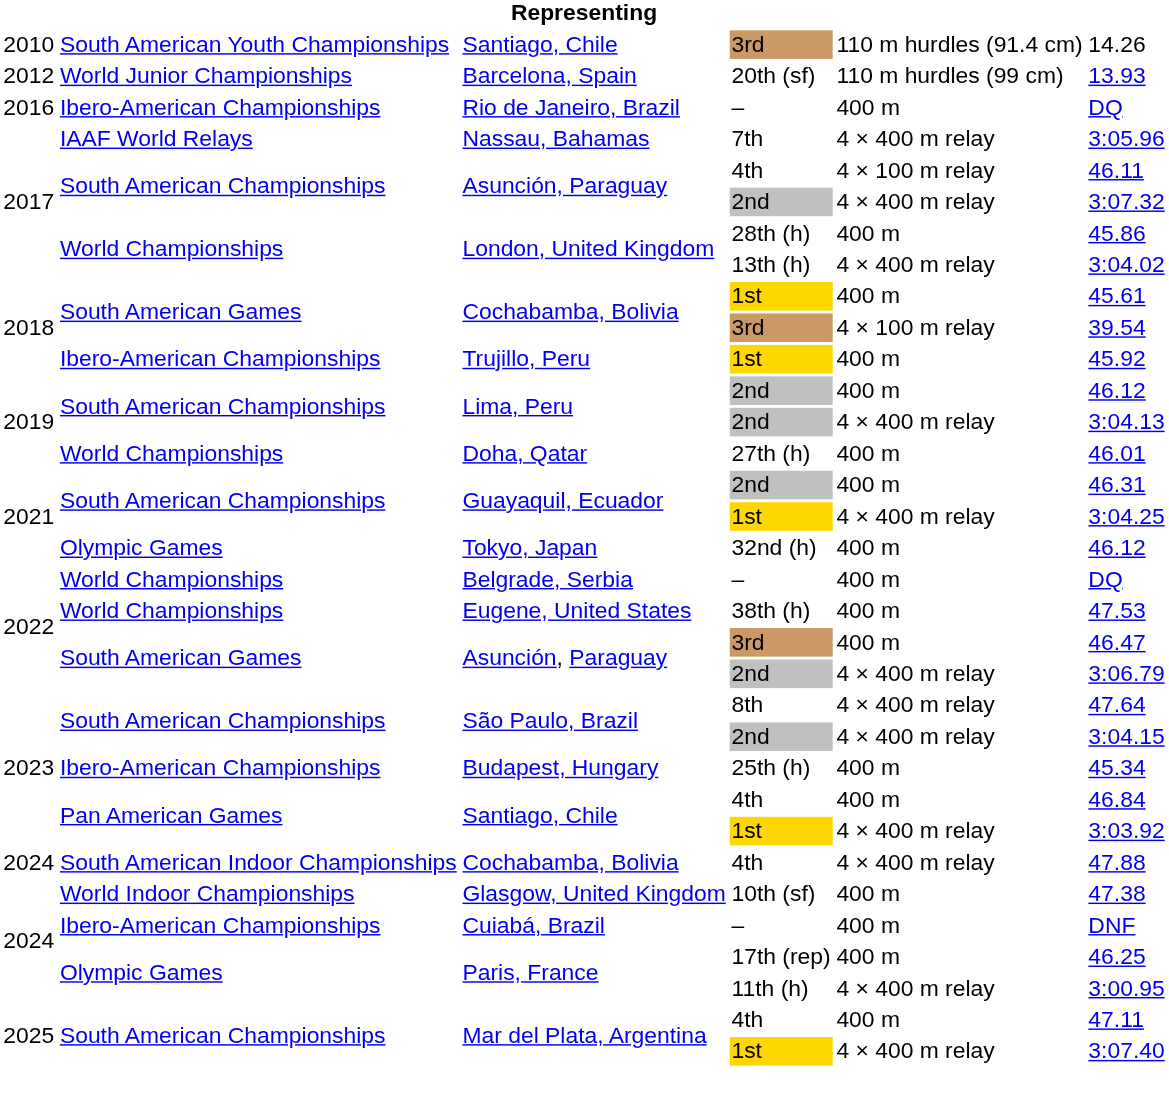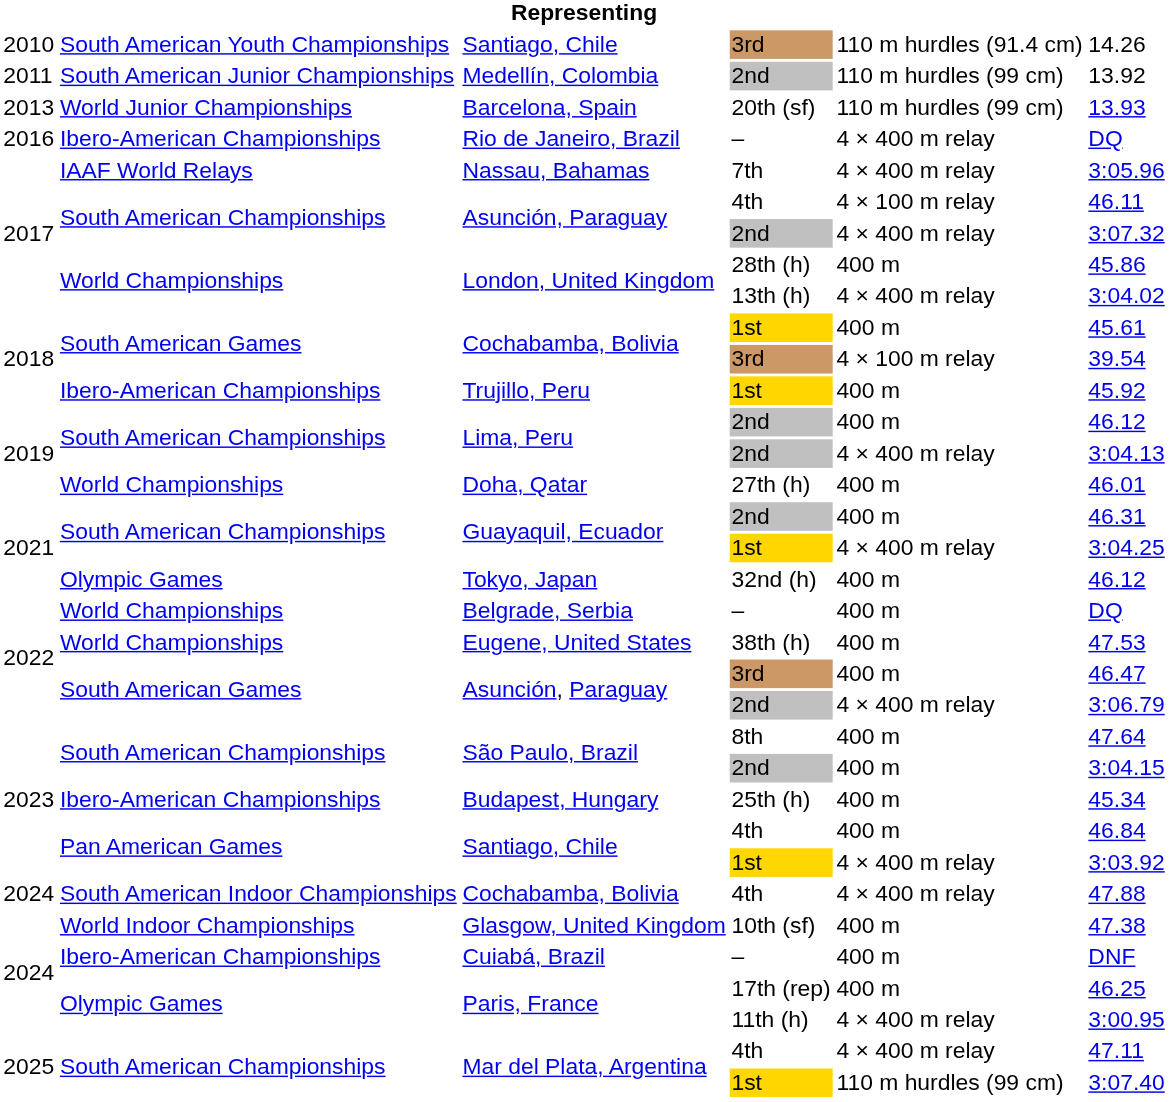+ row: (560, 75)
(29, 75) 2012 -> (29, 107) 2013
(868, 107) 400 m -> (916, 138) 4 × 400 m relay
(916, 705) 4 × 400 m relay -> (868, 736) 400 m
(916, 736) 4 × 400 m relay -> (868, 767) 400 m
(868, 1019) 400 m -> (916, 1051) 4 × 400 m relay
(916, 1051) 4 × 400 m relay -> (950, 1082) 110 m hurdles (99 cm)
